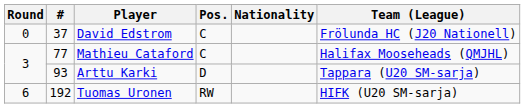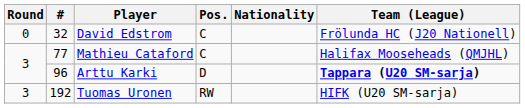(60, 34) 37 -> (60, 34) 32
(60, 73) 93 -> (60, 73) 96
(400, 73) normal -> (400, 73) bold
(26, 93) 6 -> (26, 93) 3
